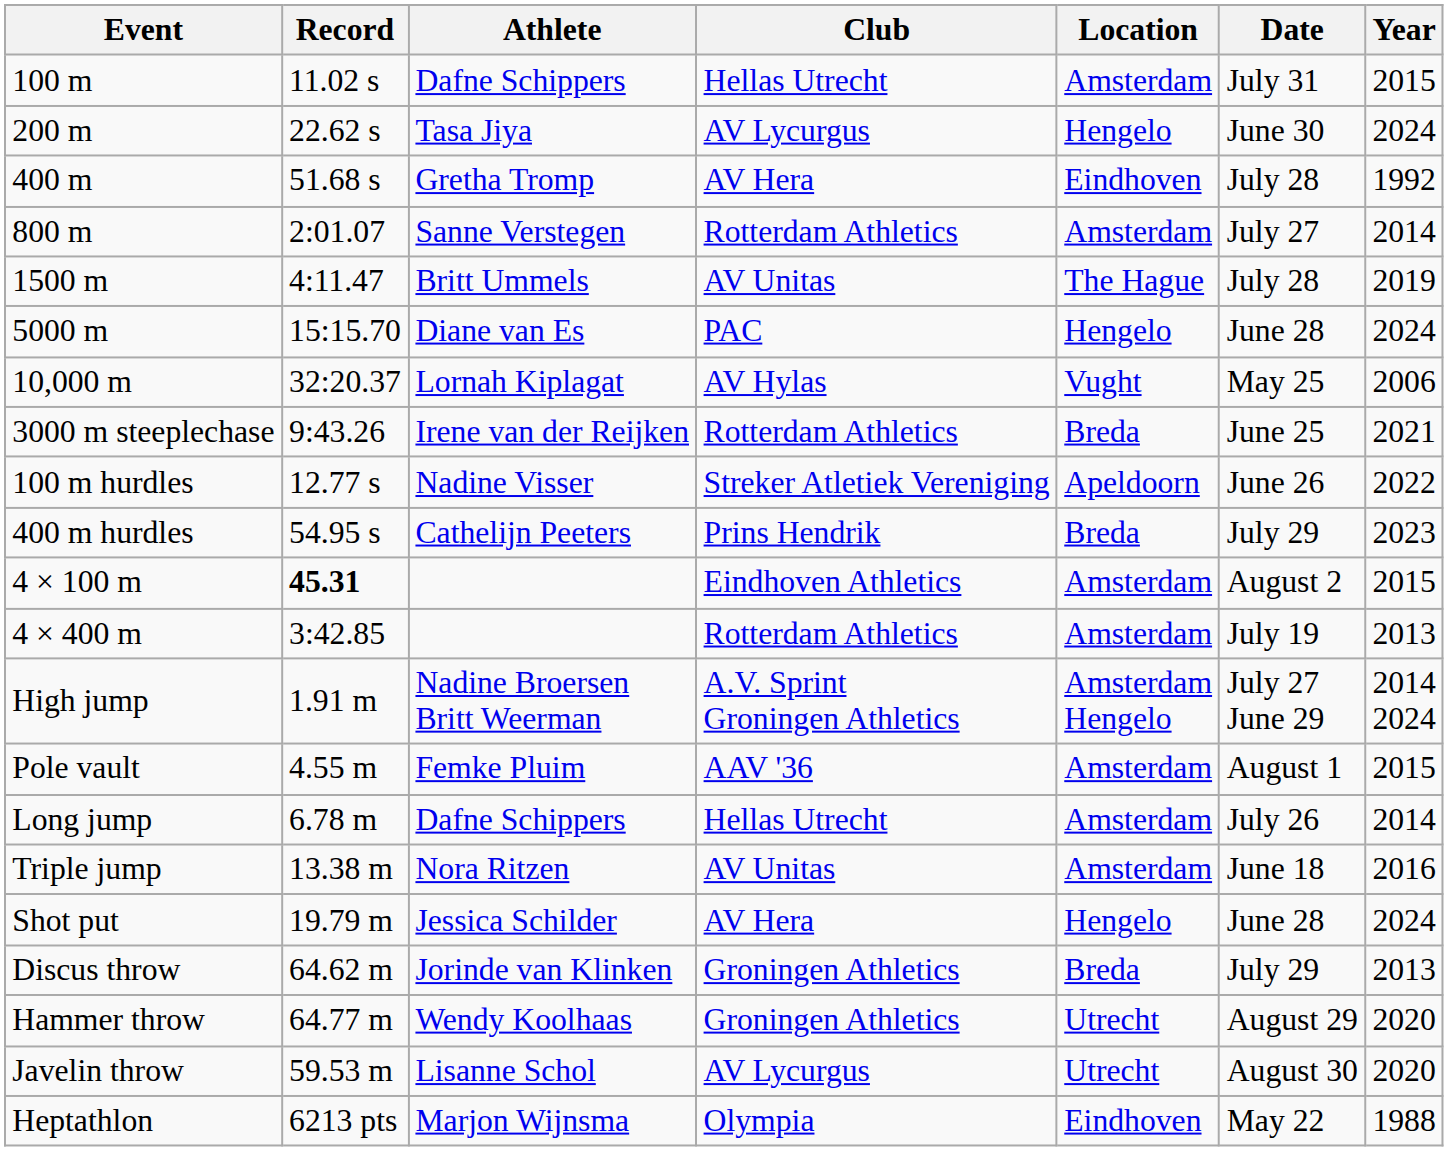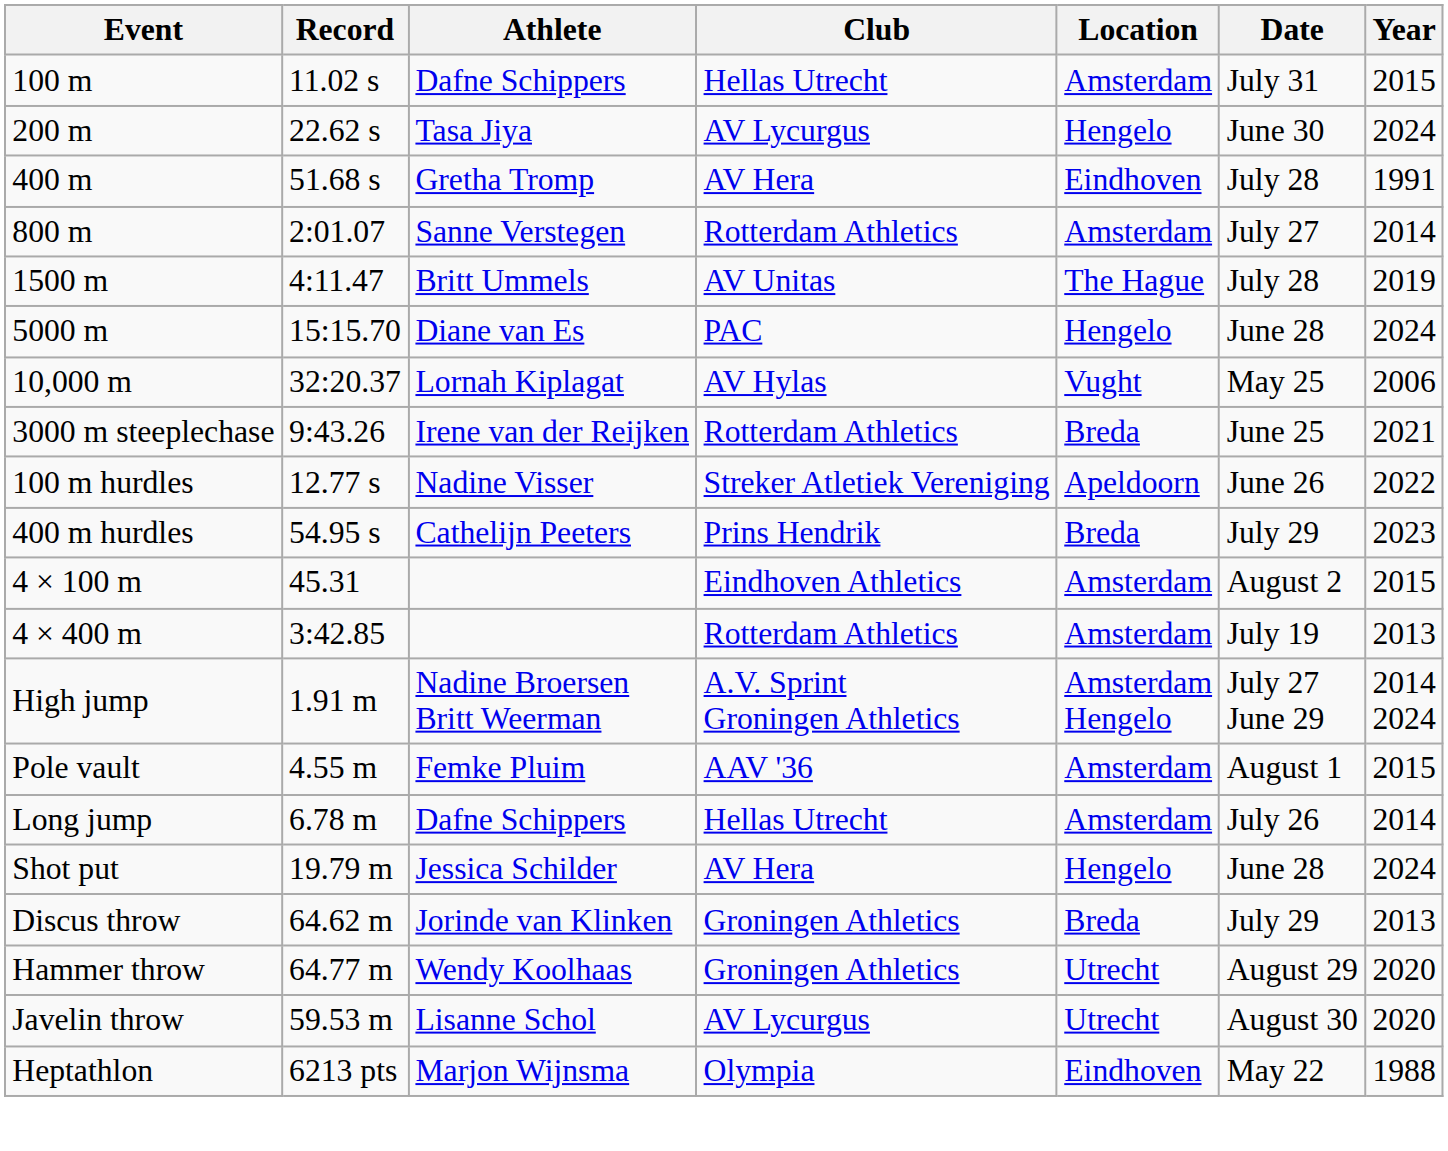(1404, 180) 1992 -> (1404, 180) 1991
(325, 582) bold -> (325, 582) normal
- row: (87, 869)
